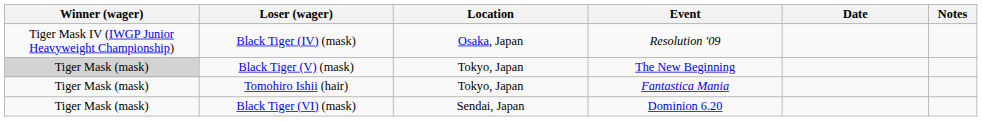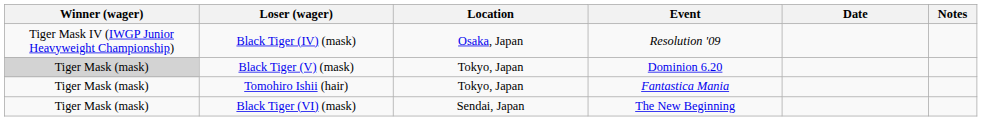(685, 67) The New Beginning -> (685, 67) Dominion 6.20
(685, 106) Dominion 6.20 -> (685, 106) The New Beginning
